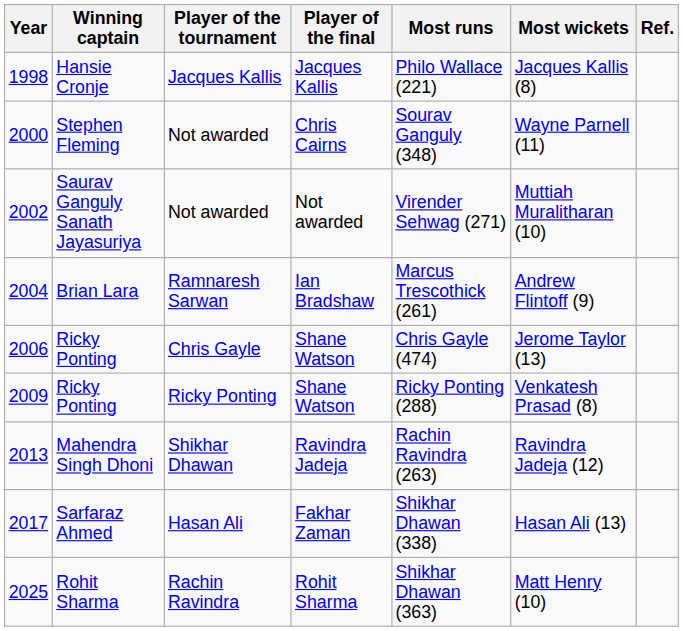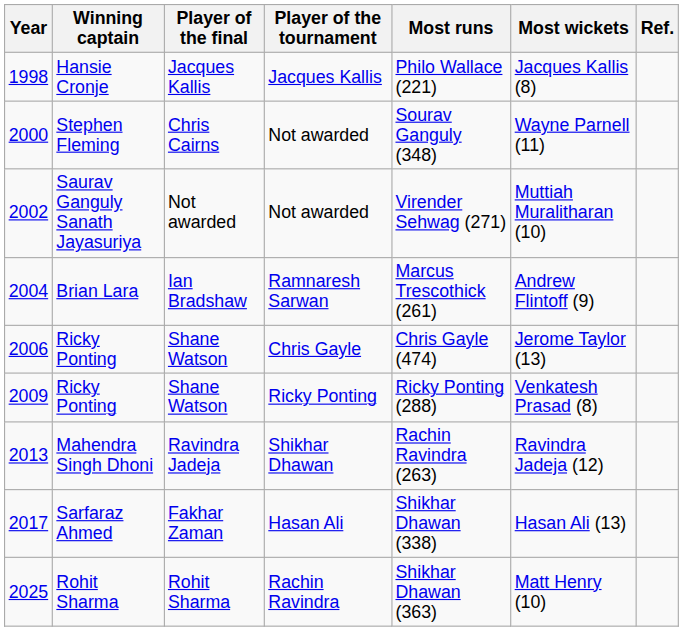columns swapped: (341, 28) <-> (227, 28)
